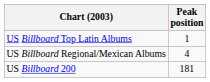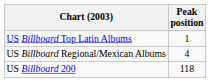(187, 69) 181 -> (187, 69) 118
